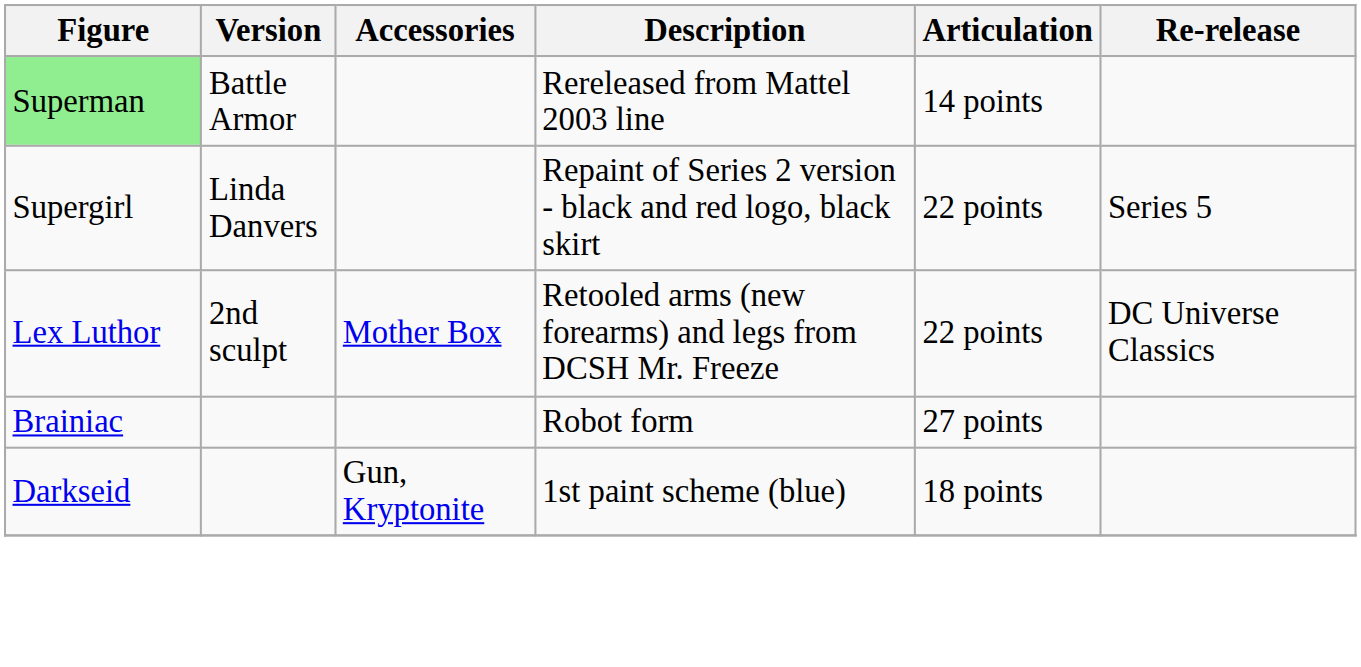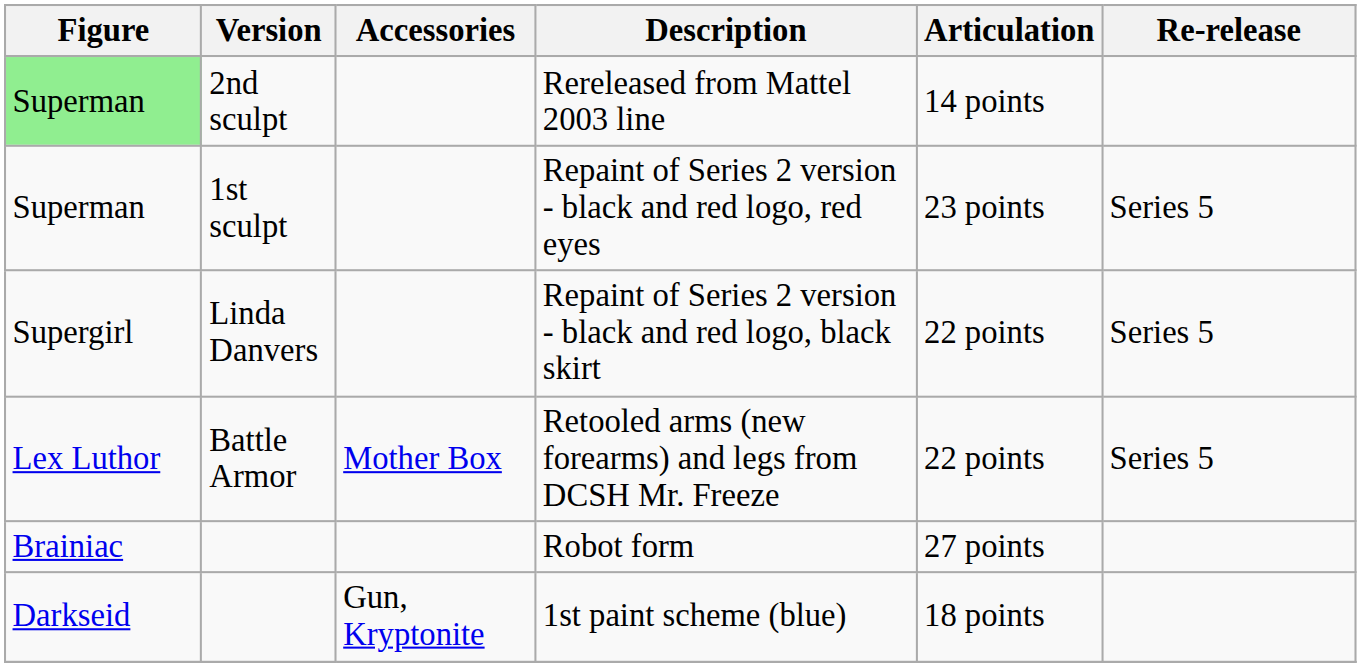(253, 100) Battle Armor -> (248, 100) 2nd sculpt
+ row: (720, 207)
(248, 332) 2nd sculpt -> (253, 457) Battle Armor
(1194, 332) DC Universe Classics -> (1162, 457) Series 5
